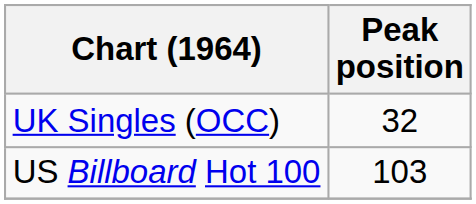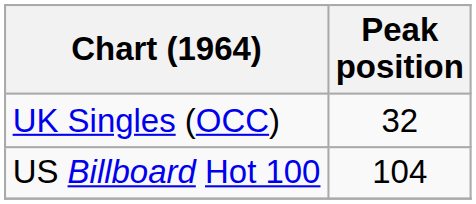(400, 172) 103 -> (400, 172) 104
